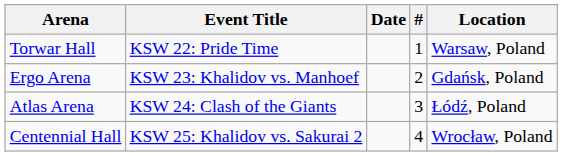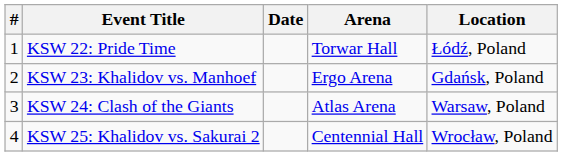columns swapped: (419, 19) <-> (66, 19)
(488, 48) Warsaw, Poland -> (479, 48) Łódź, Poland
(479, 107) Łódź, Poland -> (488, 107) Warsaw, Poland
